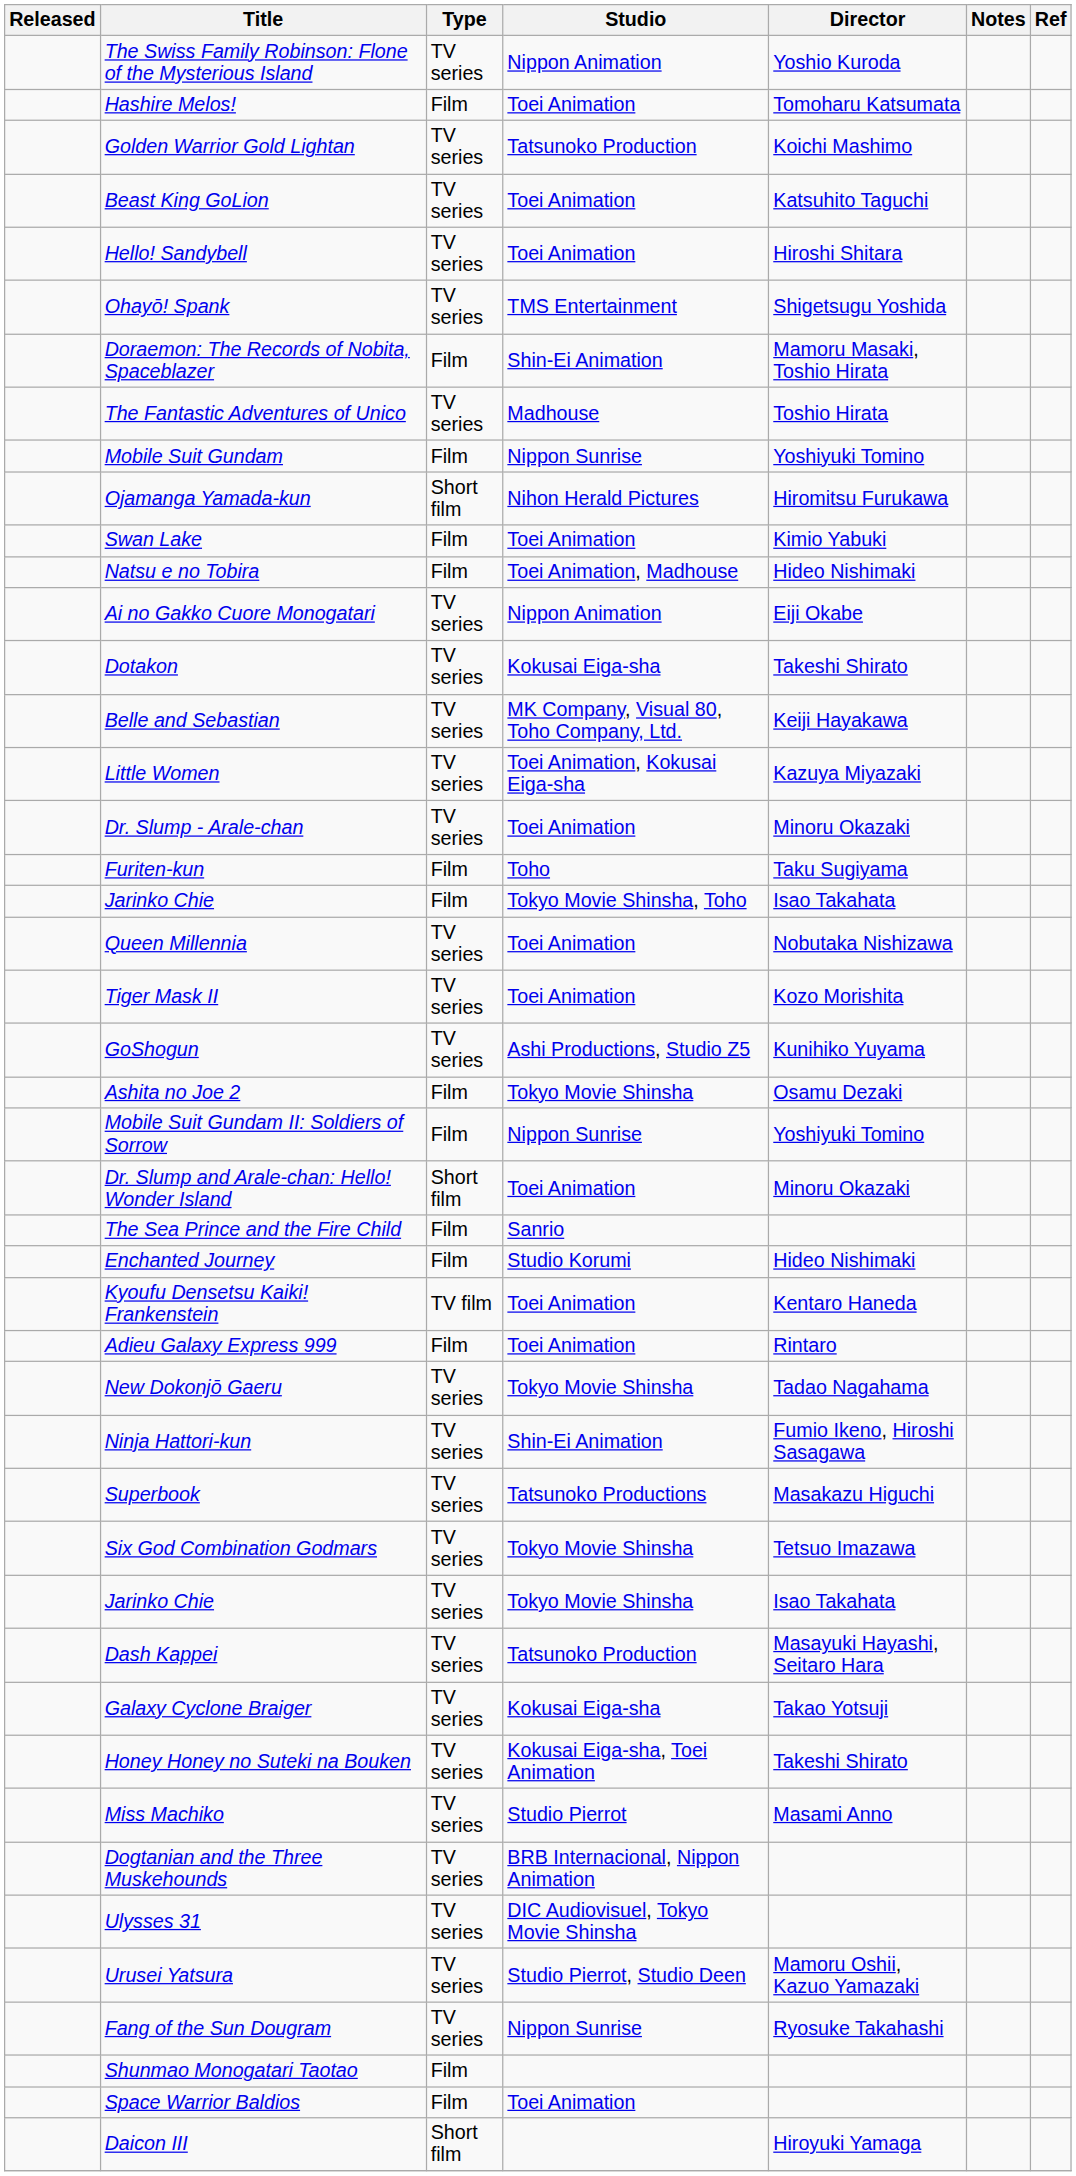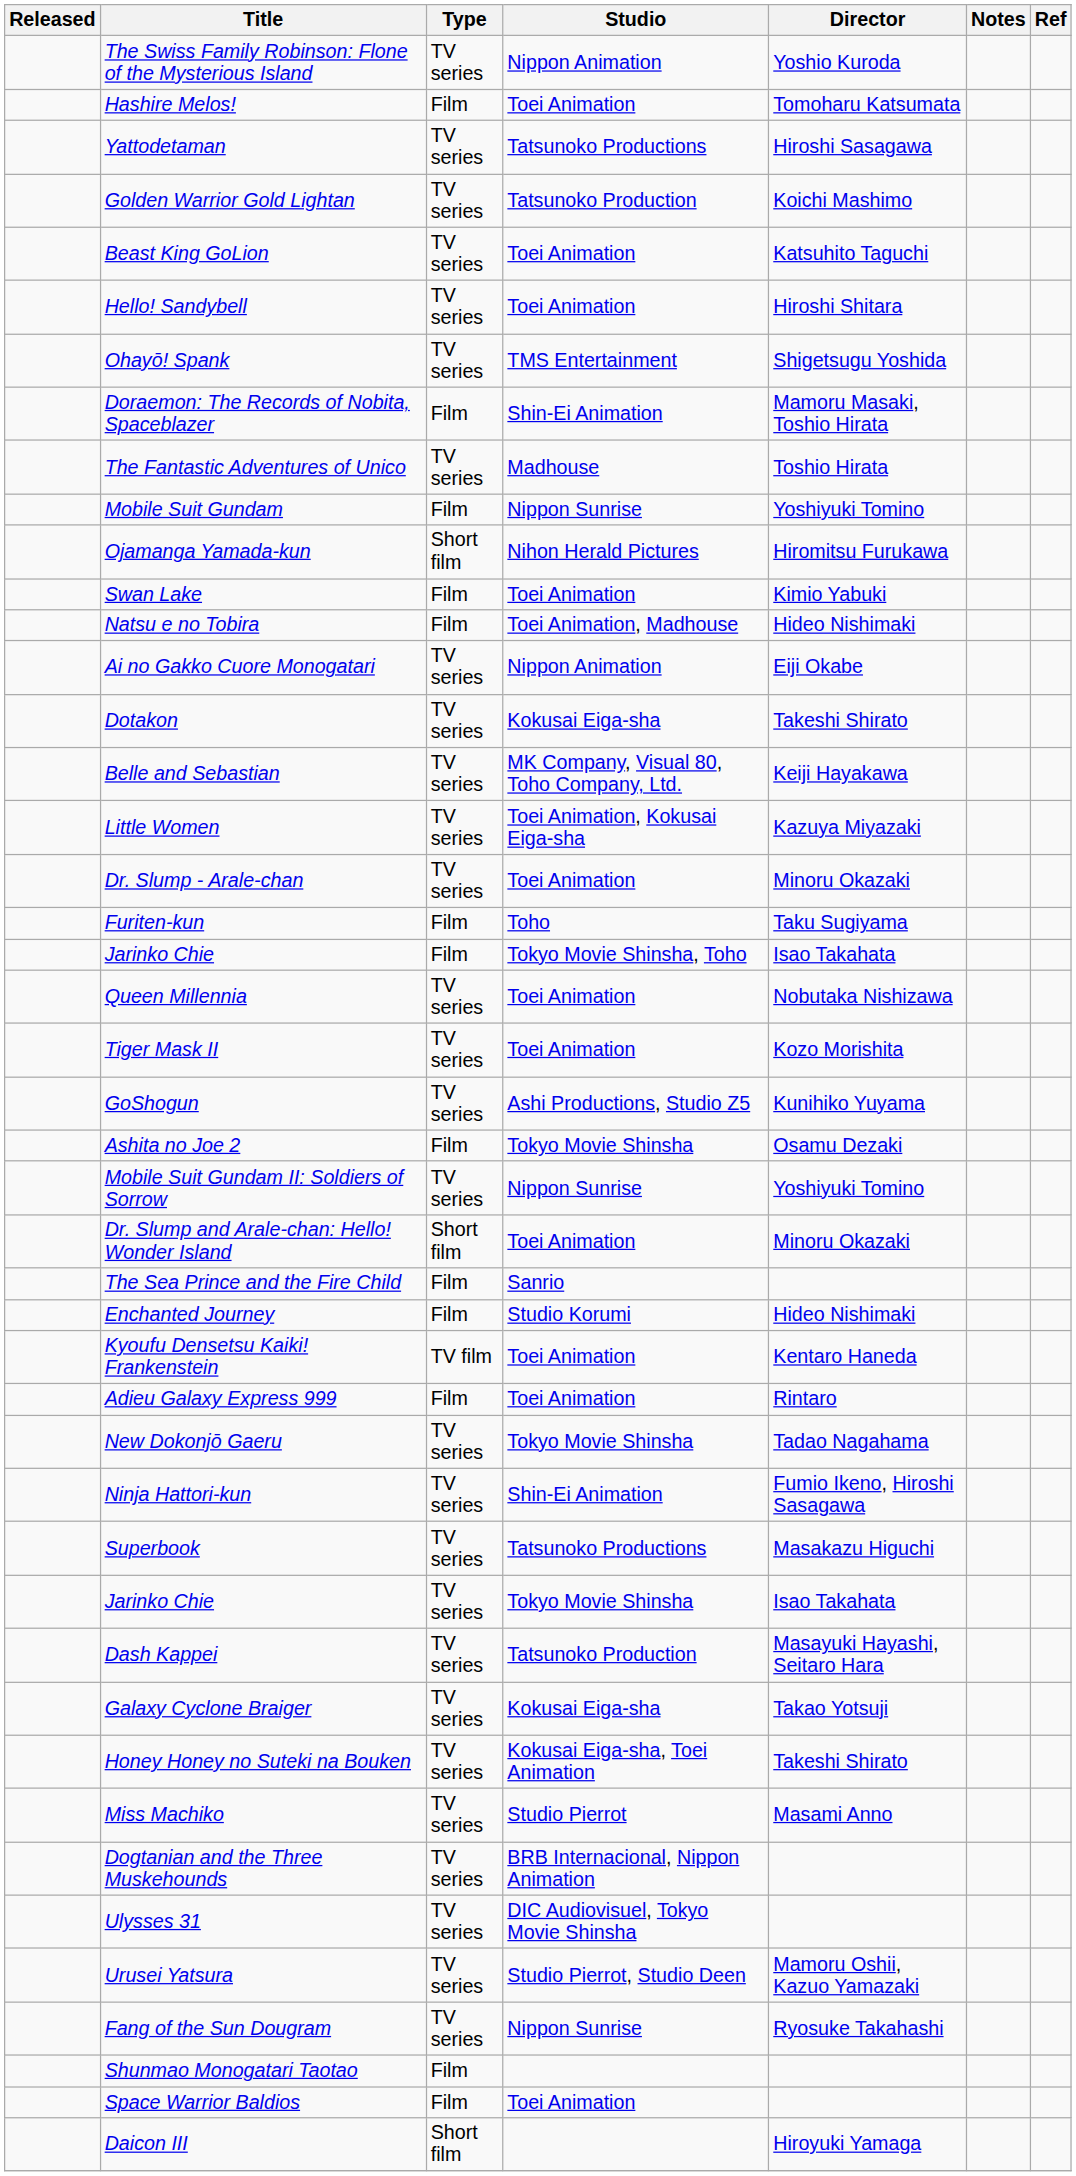+ row: (165, 146)
(449, 1134) Film -> (457, 1187) TV series
- row: (241, 1548)
